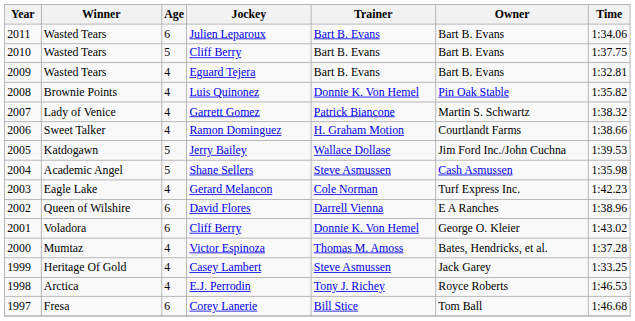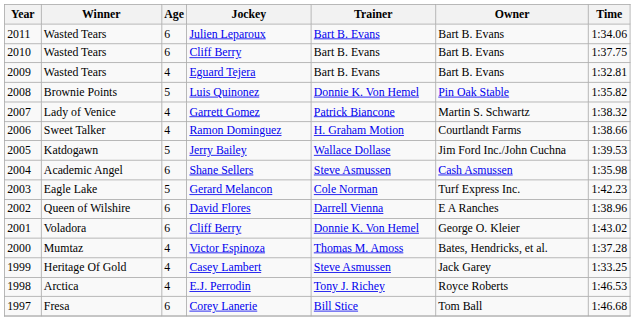(167, 53) 5 -> (167, 53) 6
(167, 92) 4 -> (167, 92) 5
(167, 170) 5 -> (167, 170) 6
(167, 189) 4 -> (167, 189) 5
